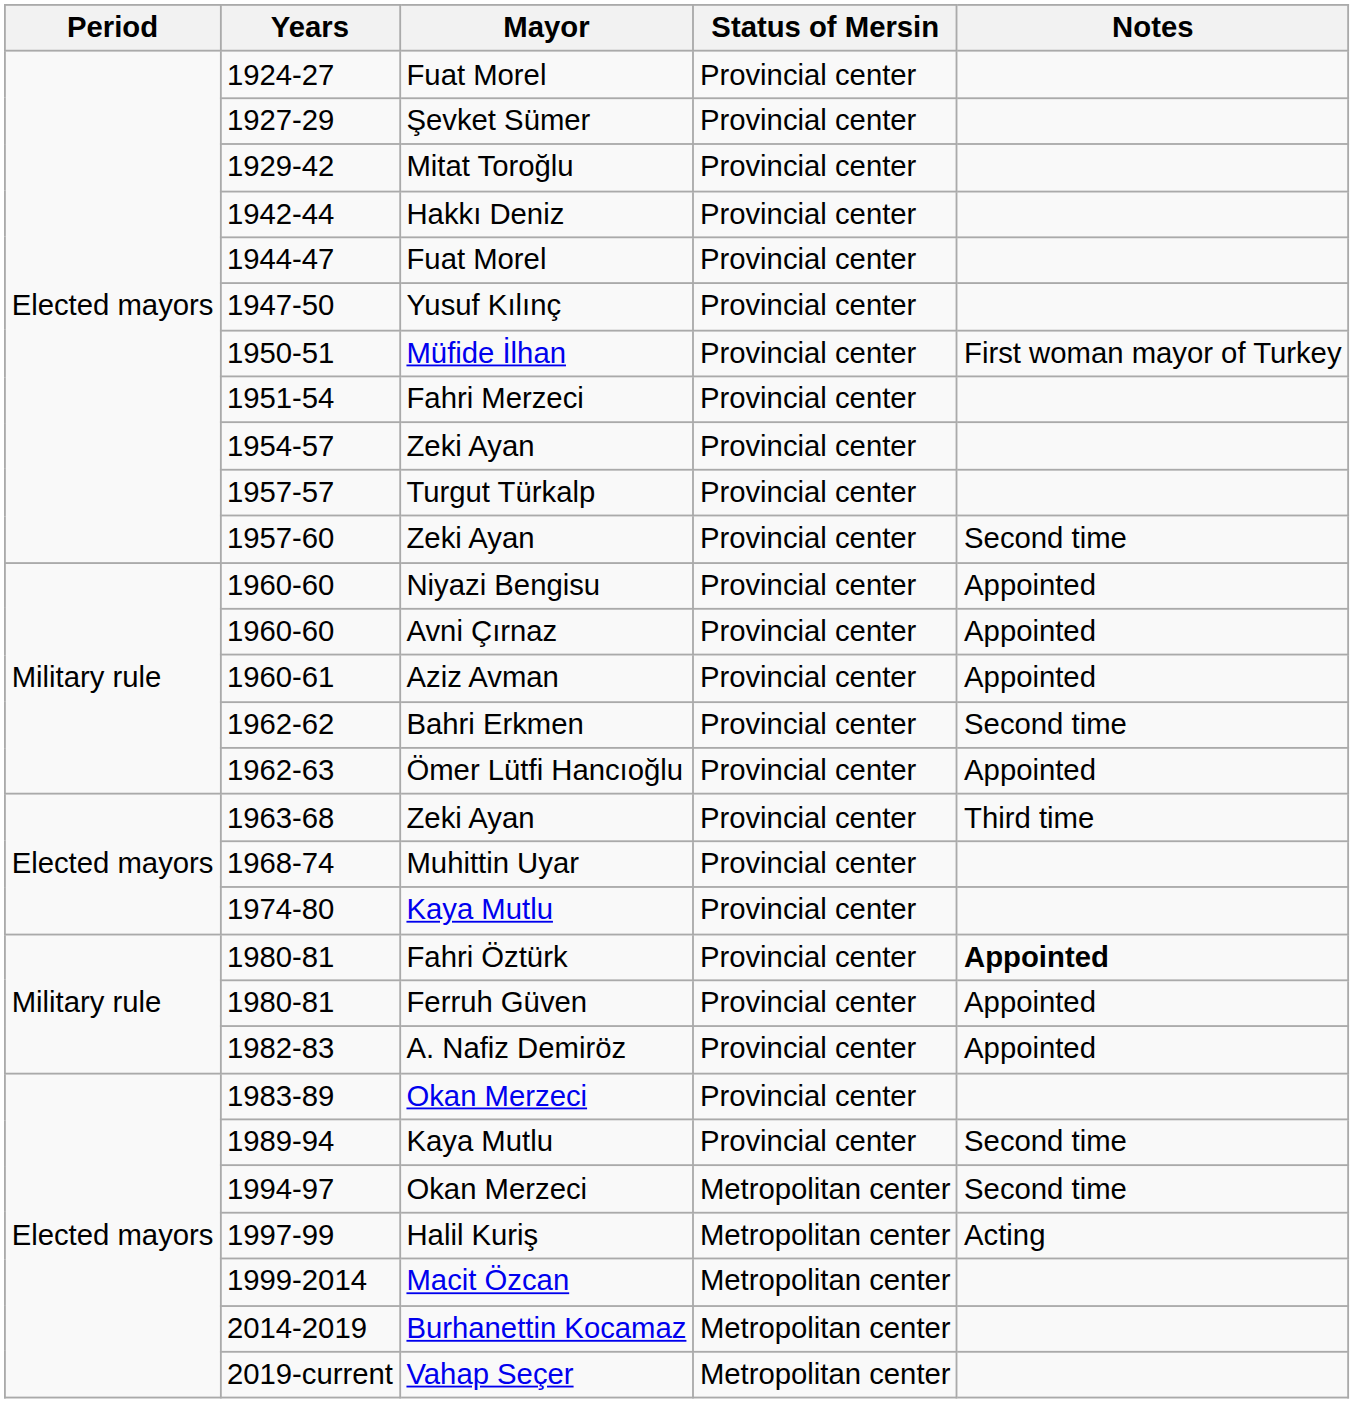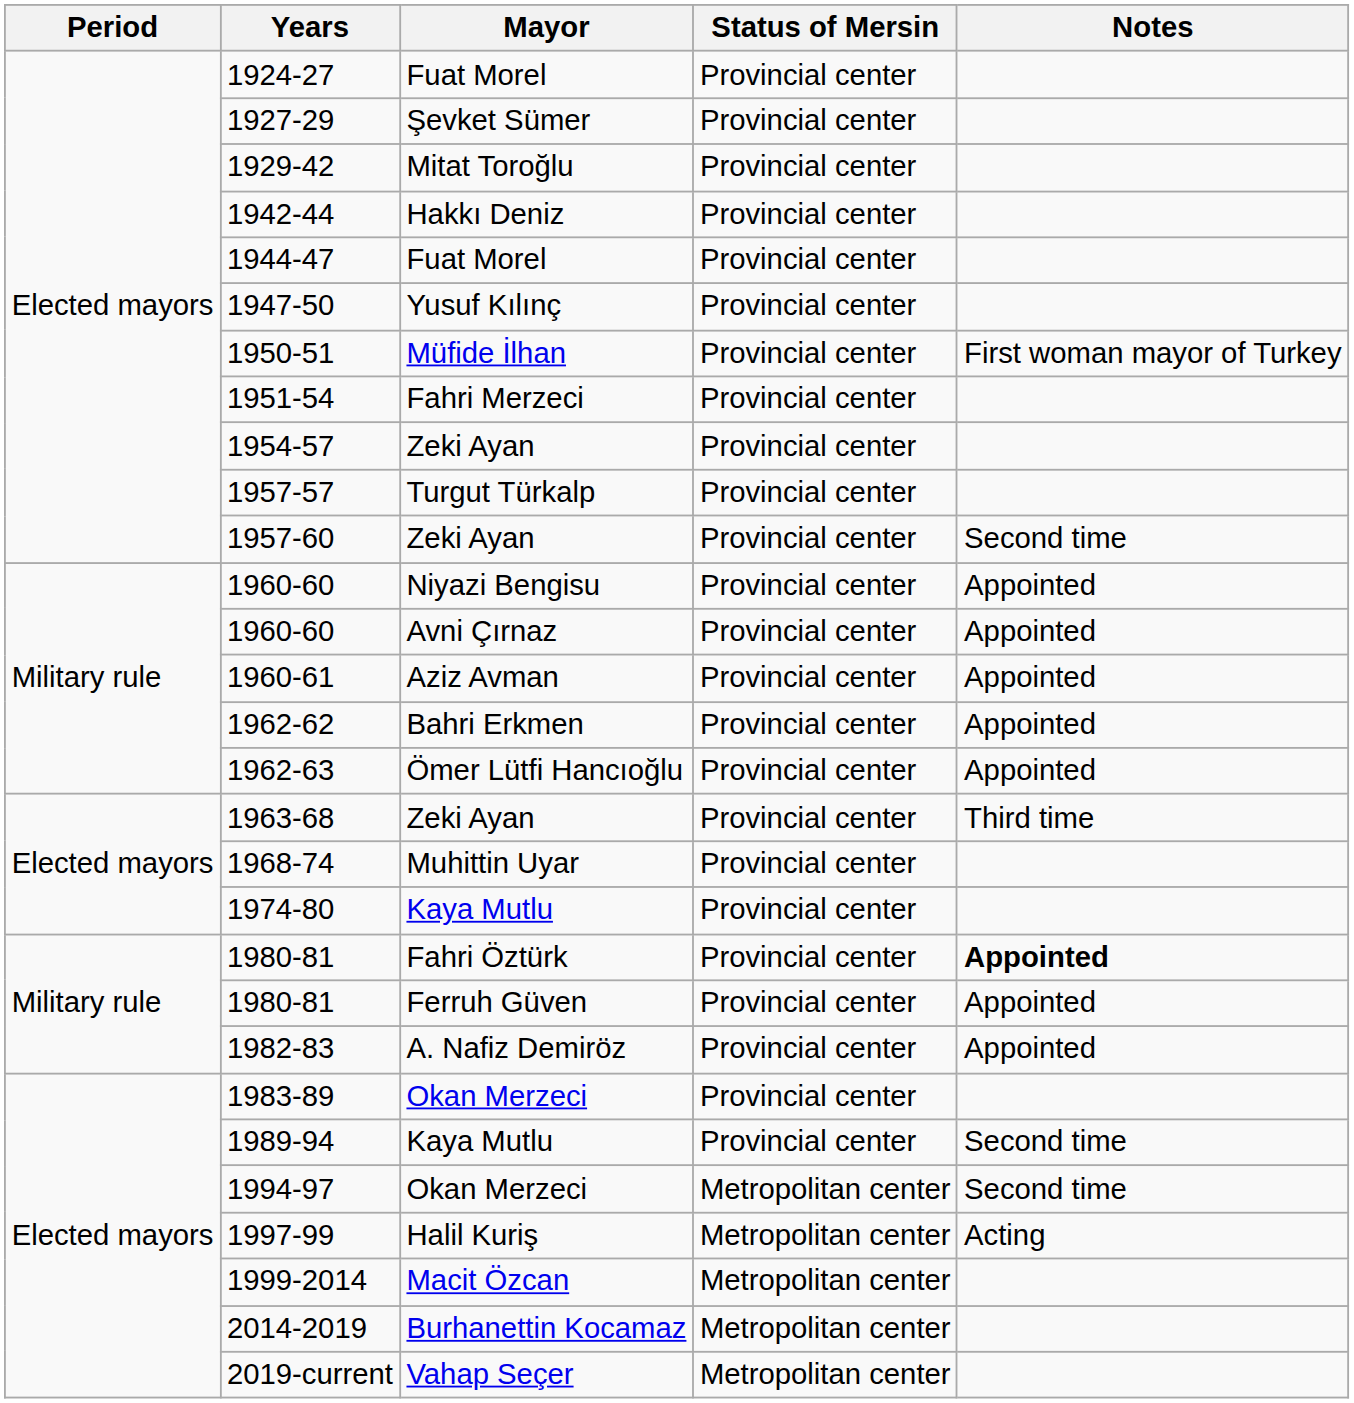(1045, 724) Second time -> (1030, 724) Appointed
